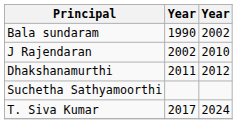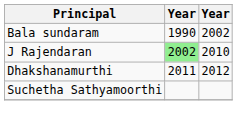(182, 52) no background -> (182, 52) lightgreen background
- row: (53, 109)
